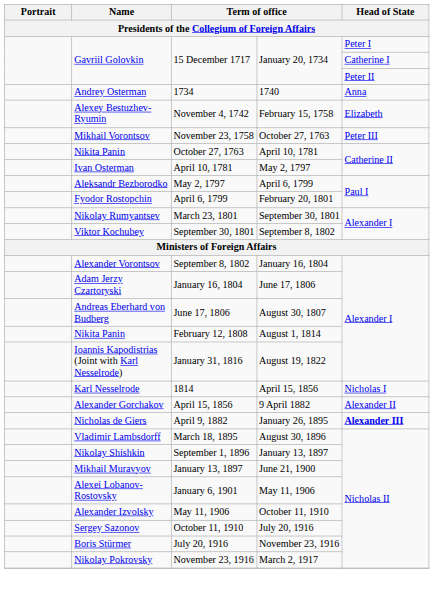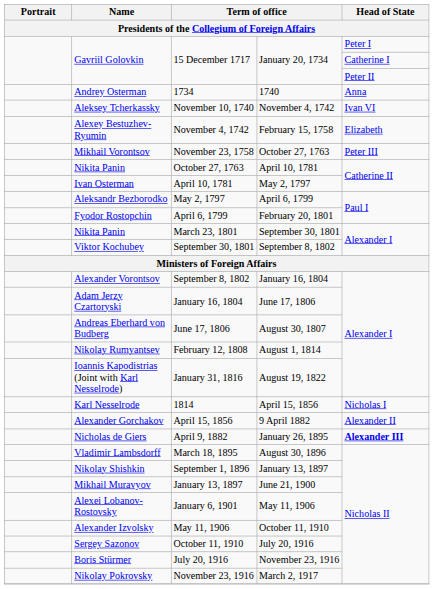+ row: (214, 108)
(117, 215) Nikolay Rumyantsev -> (100, 231) Nikita Panin
(100, 334) Nikita Panin -> (117, 350) Nikolay Rumyantsev
